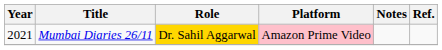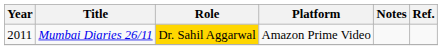(20, 34) 2021 -> (20, 34) 2011
(316, 34) pink background -> (316, 34) no background
